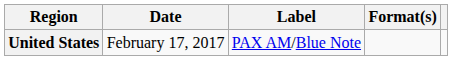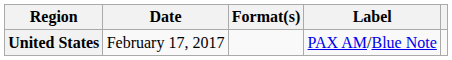columns swapped: (403, 17) <-> (296, 17)
